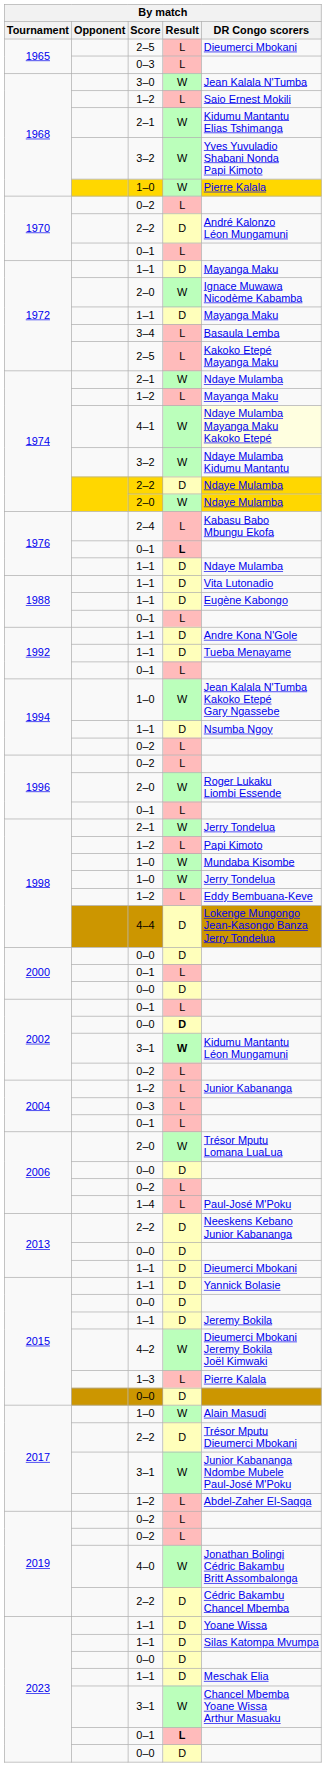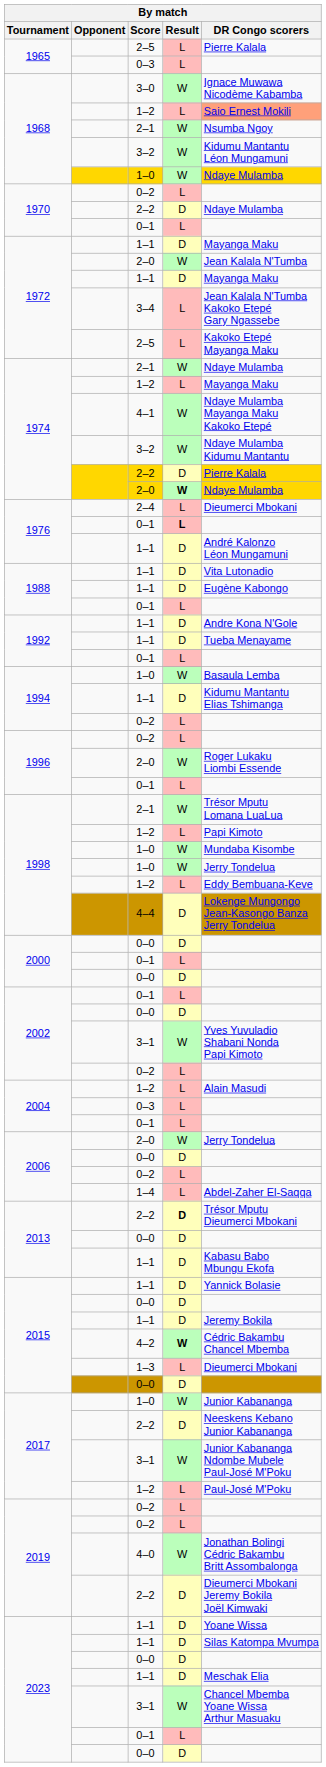(250, 47) Dieumerci Mbokani -> (235, 47) Pierre Kalala
(255, 82) Jean Kalala N'Tumba -> (253, 88) Ignace Muwawa Nicodème Kabamba
(247, 99) no background -> (247, 111) lightsalmon background
(246, 122) Kidumu Mantantu Elias Tshimanga -> (238, 128) Nsumba Ngoy
(241, 158) Yves Yuvuladio Shabani Nonda Papi Kimoto -> (246, 152) Kidumu Mantantu Léon Mungamuni
(235, 187) Pierre Kalala -> (243, 175) Ndaye Mulamba
(246, 228) André Kalonzo Léon Mungamuni -> (243, 210) Ndaye Mulamba
(253, 292) Ignace Muwawa Nicodème Kabamba -> (255, 261) Jean Kalala N'Tumba
(242, 333) Basaula Lemba -> (255, 308) Jean Kalala N'Tumba Kakoko Etepé Gary Ngassebe
(243, 426) lightyellow background -> (243, 414) no background
(243, 485) Ndaye Mulamba -> (235, 473) Pierre Kalala
(182, 502) normal -> (182, 490) bold
(239, 526) Kabasu Babo Mbungu Ekofa -> (250, 507) Dieumerci Mbokani
(243, 566) Ndaye Mulamba -> (246, 548) André Kalonzo Léon Mungamuni
(255, 699) Jean Kalala N'Tumba Kakoko Etepé Gary Ngassebe -> (242, 675) Basaula Lemba
(238, 729) Nsumba Ngoy -> (246, 698) Kidumu Mantantu Elias Tshimanga
(239, 827) Jerry Tondelua -> (243, 809) Trésor Mputu Lomana LuaLua
(182, 1024) bold -> (182, 1012) normal
(182, 1048) bold -> (182, 1042) normal
(246, 1048) Kidumu Mantantu Léon Mungamuni -> (241, 1042) Yves Yuvuladio Shabani Nonda Papi Kimoto
(248, 1088) Junior Kabananga -> (235, 1088) Alain Masudi
(243, 1146) Trésor Mputu Lomana LuaLua -> (239, 1140) Jerry Tondelua
(248, 1204) Paul-José M'Poku -> (258, 1192) Abdel-Zaher El-Saqqa
(182, 1228) normal -> (182, 1215) bold
(248, 1228) Neeskens Kebano Junior Kabananga -> (250, 1215) Trésor Mputu Dieumerci Mbokani
(250, 1268) Dieumerci Mbokani -> (239, 1262) Kabasu Babo Mbungu Ekofa
(182, 1350) normal -> (182, 1343) bold
(250, 1350) Dieumerci Mbokani Jeremy Bokila Joël Kimwaki -> (246, 1343) Cédric Bakambu Chancel Mbemba
(235, 1379) Pierre Kalala -> (250, 1367) Dieumerci Mbokani
(235, 1414) Alain Masudi -> (248, 1401) Junior Kabananga
(250, 1437) Trésor Mputu Dieumerci Mbokani -> (248, 1425) Neeskens Kebano Junior Kabananga
(258, 1502) Abdel-Zaher El-Saqqa -> (248, 1490) Paul-José M'Poku
(246, 1602) Cédric Bakambu Chancel Mbemba -> (250, 1595) Dieumerci Mbokani Jeremy Bokila Joël Kimwaki
(182, 1736) bold -> (182, 1736) normal
